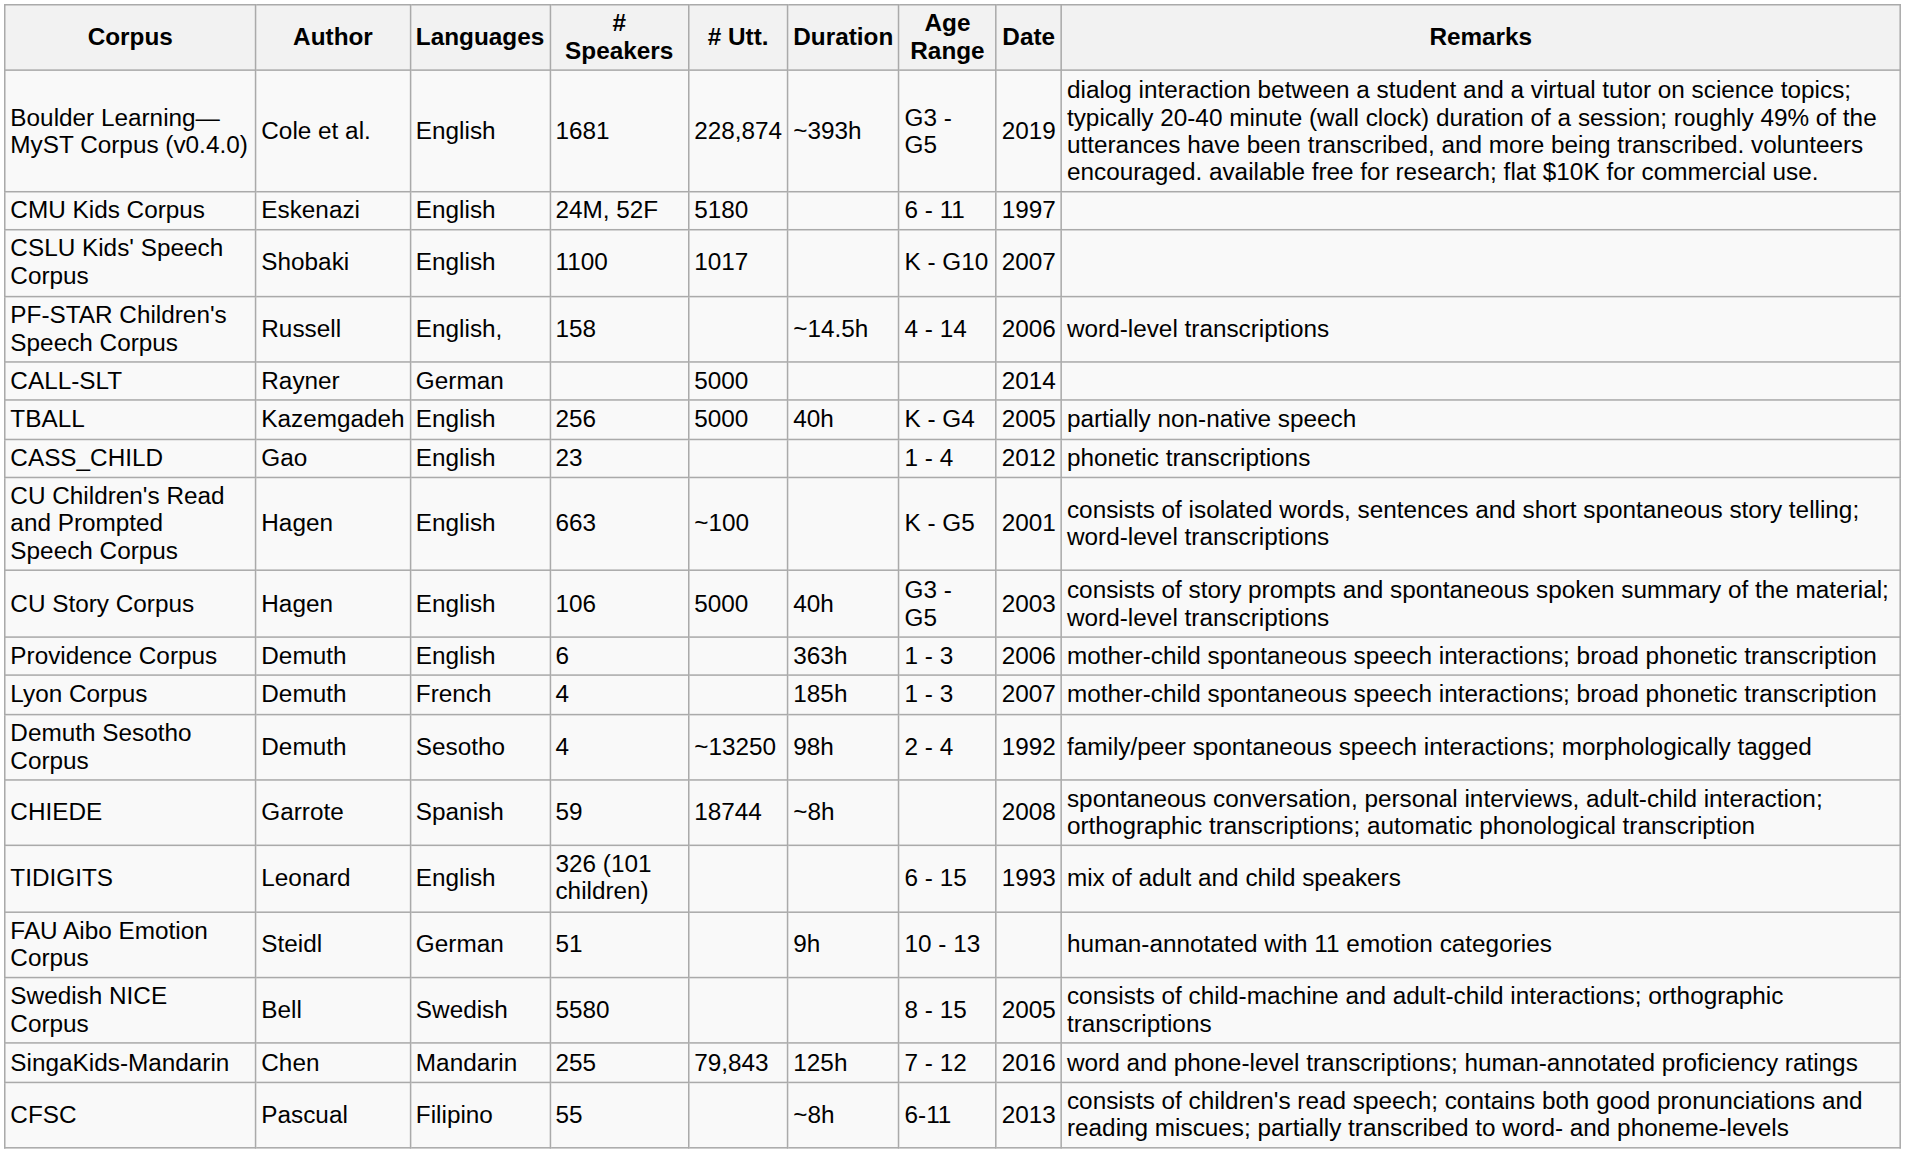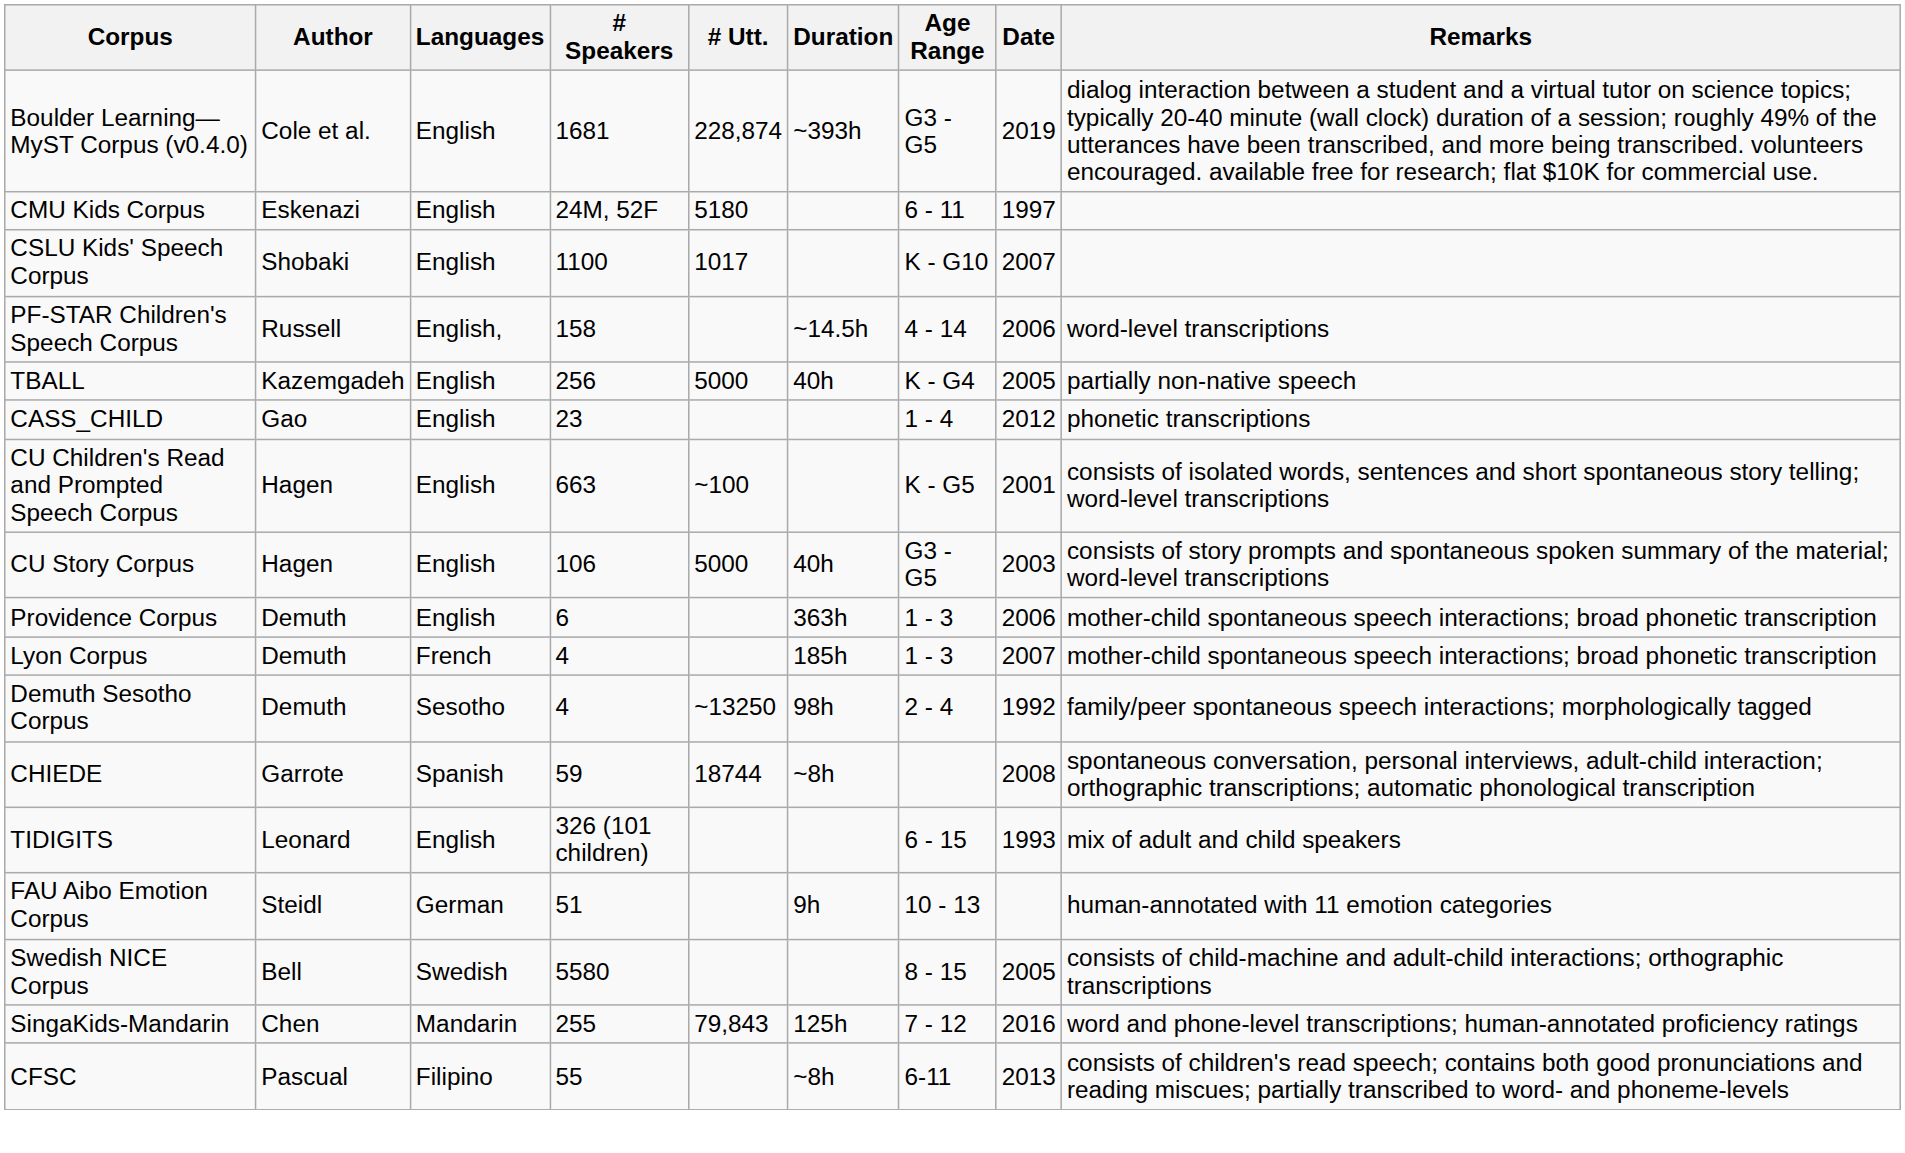- row: (66, 380)
